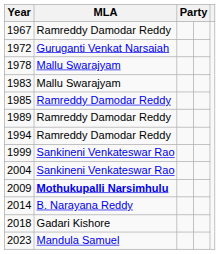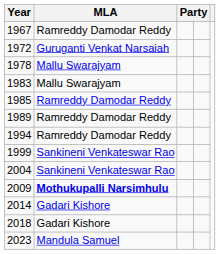(85, 205) B. Narayana Reddy -> (73, 205) Gadari Kishore
